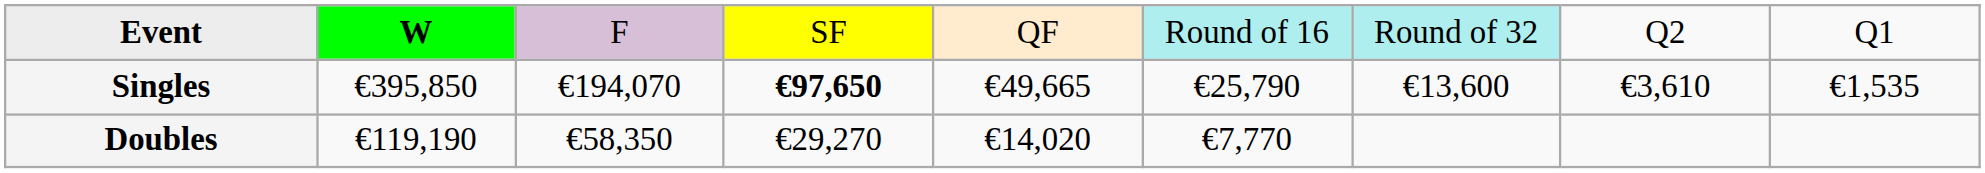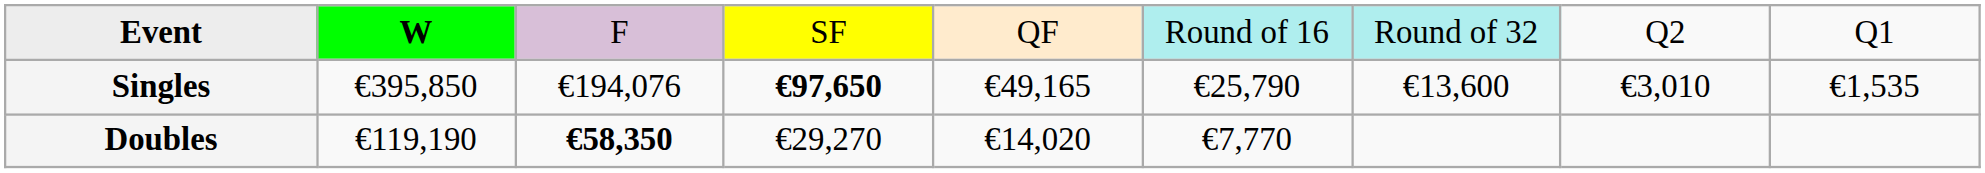(619, 86) €194,070 -> (619, 86) €194,076
(1038, 86) €49,665 -> (1038, 86) €49,165
(1665, 86) €3,610 -> (1665, 86) €3,010
(619, 140) normal -> (619, 140) bold
